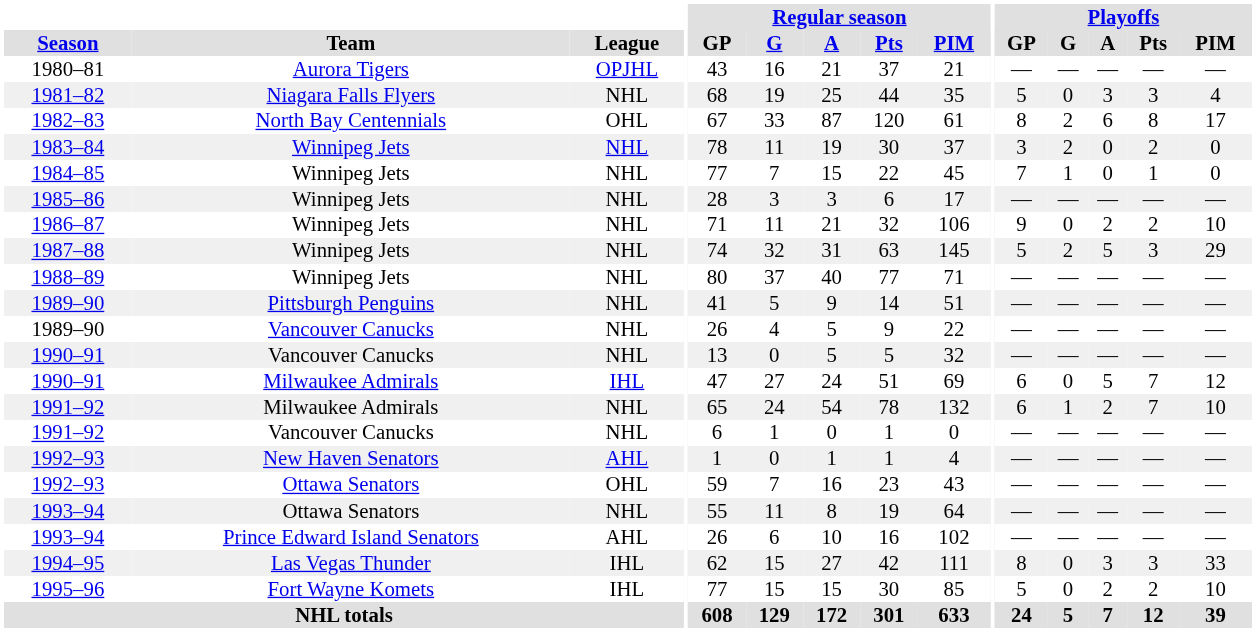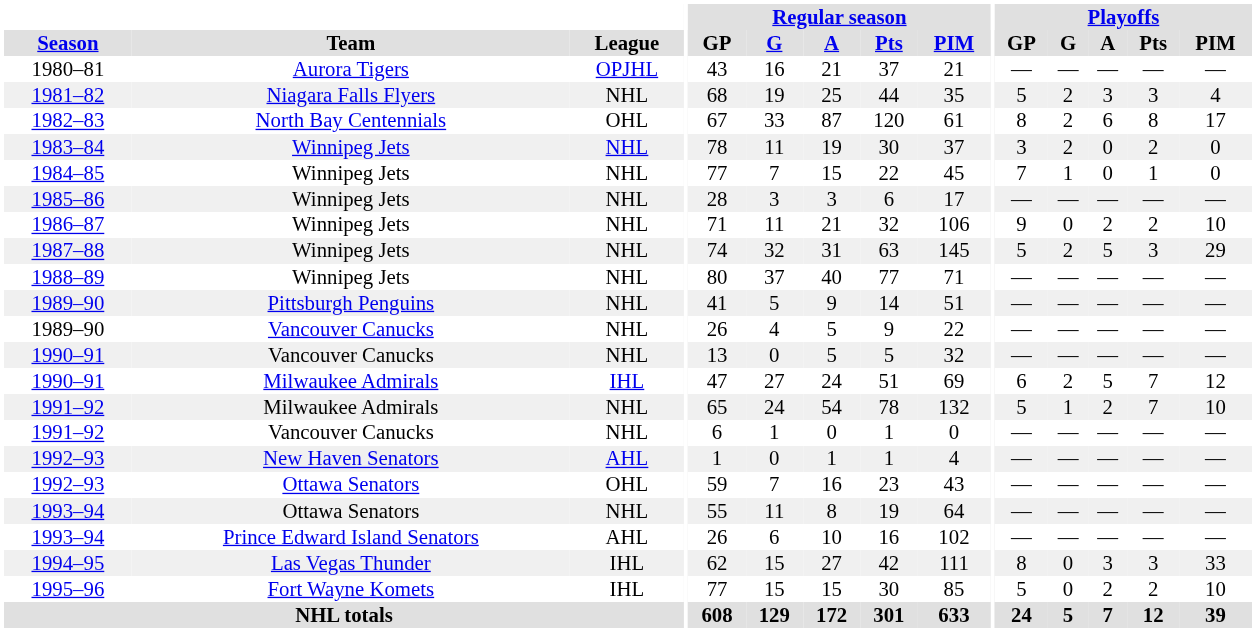(1068, 94) 0 -> (1068, 94) 2
(1068, 380) 0 -> (1068, 380) 2
(1022, 406) 6 -> (1022, 406) 5
